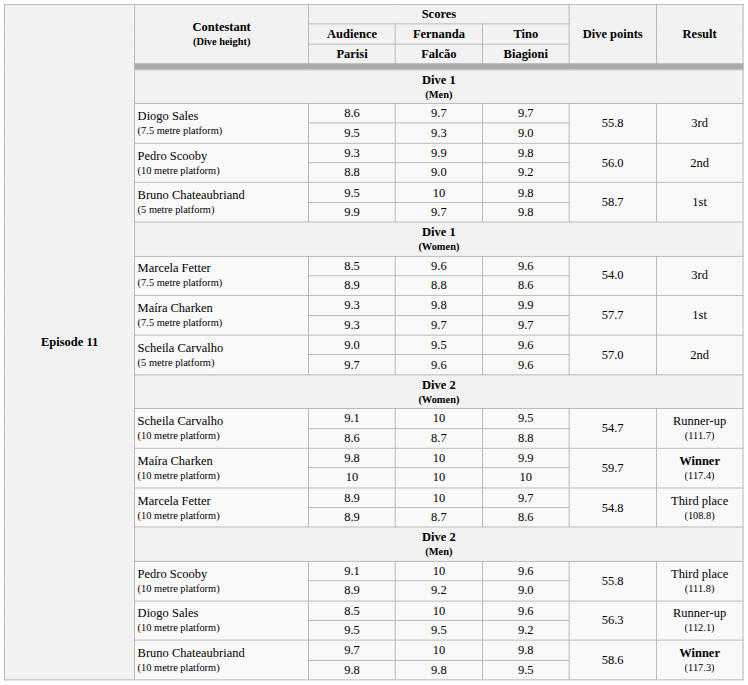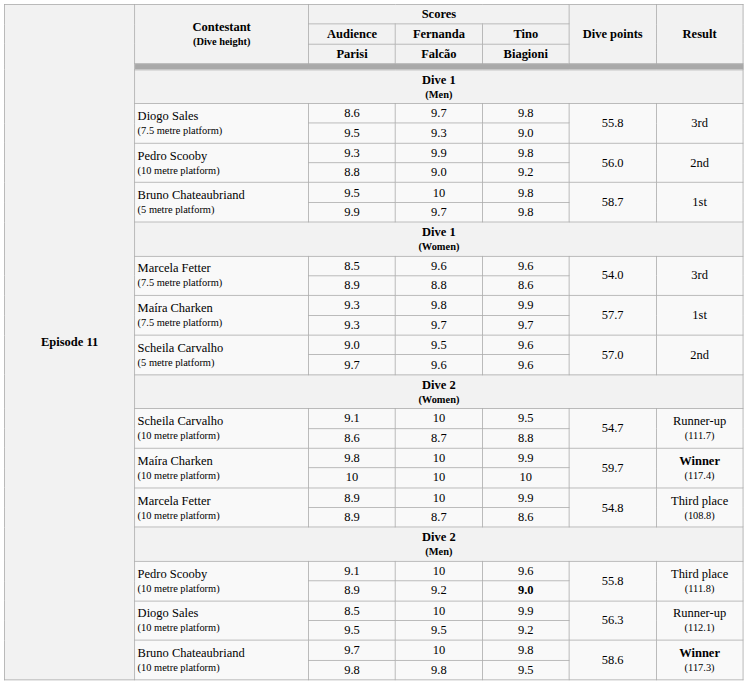(526, 113) 9.7 -> (526, 113) 9.8
(526, 497) 9.7 -> (526, 497) 9.9
(526, 590) normal -> (526, 590) bold
(526, 610) 9.6 -> (526, 610) 9.9
